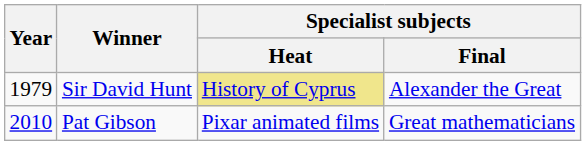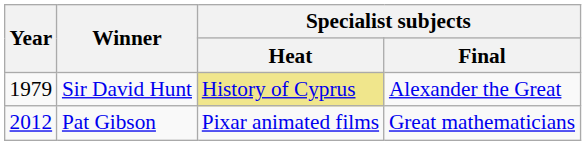(31, 122) 2010 -> (31, 122) 2012
